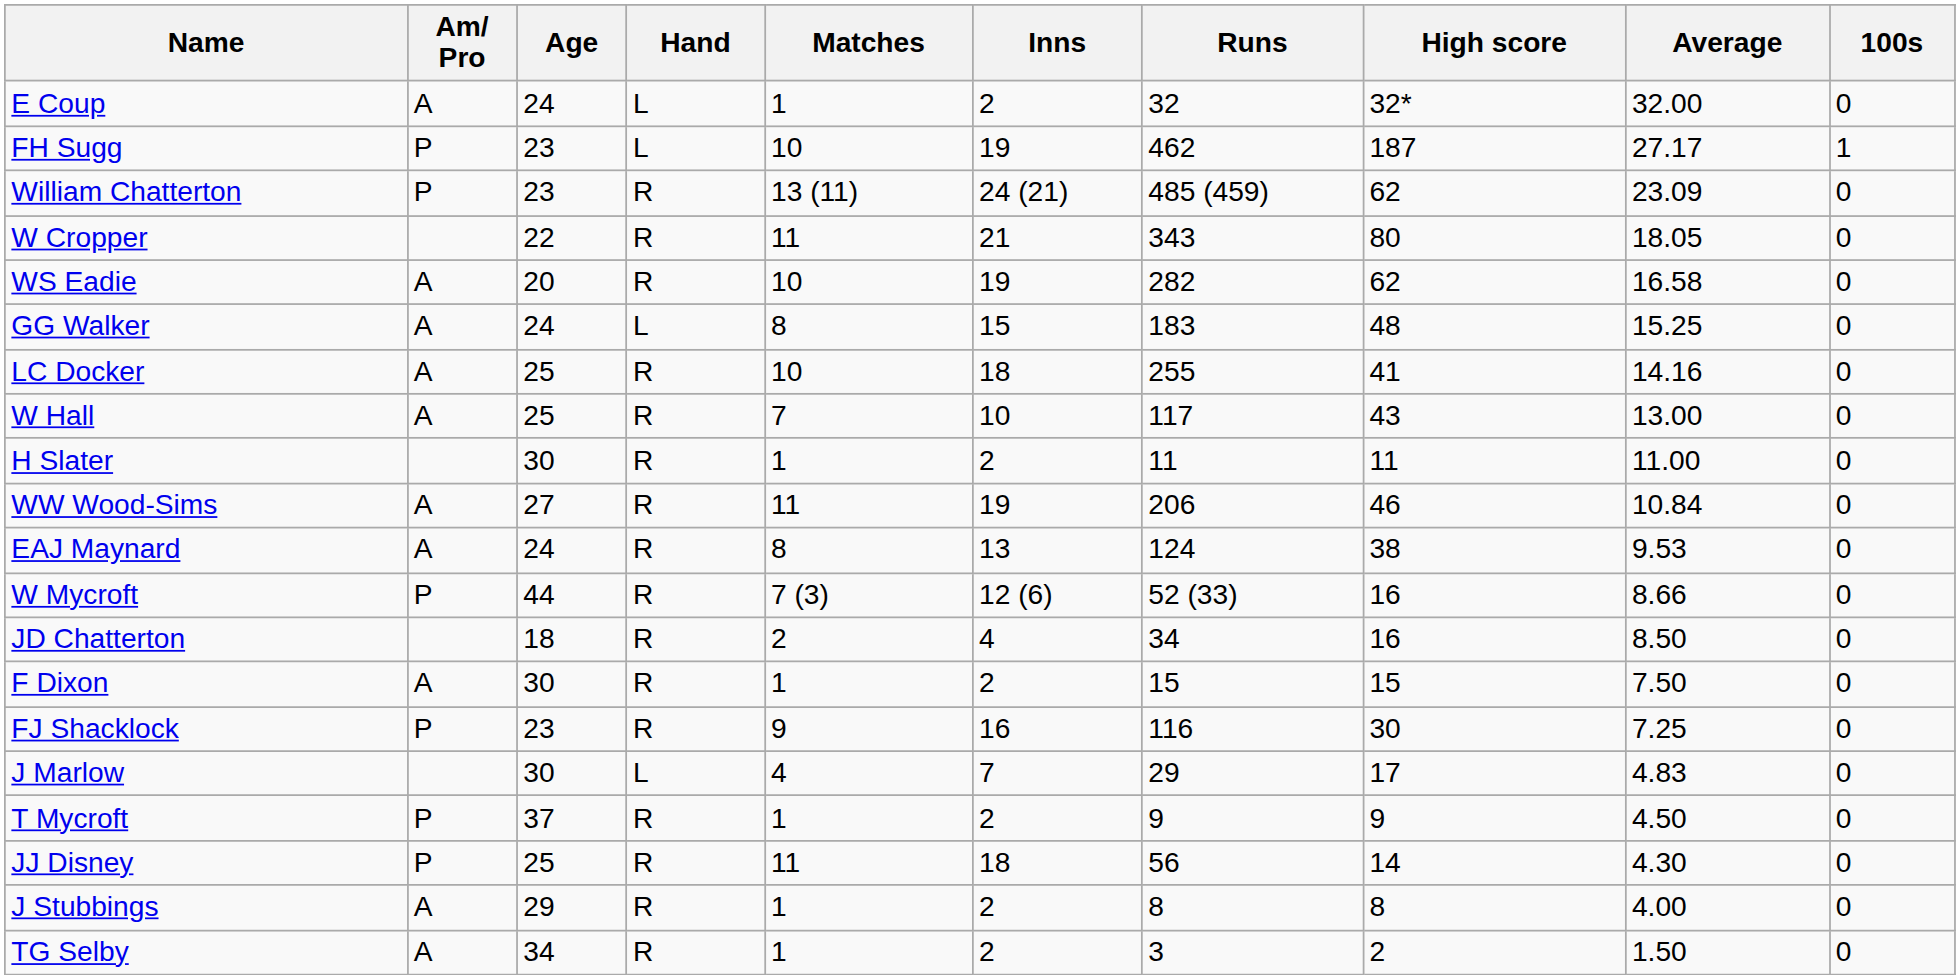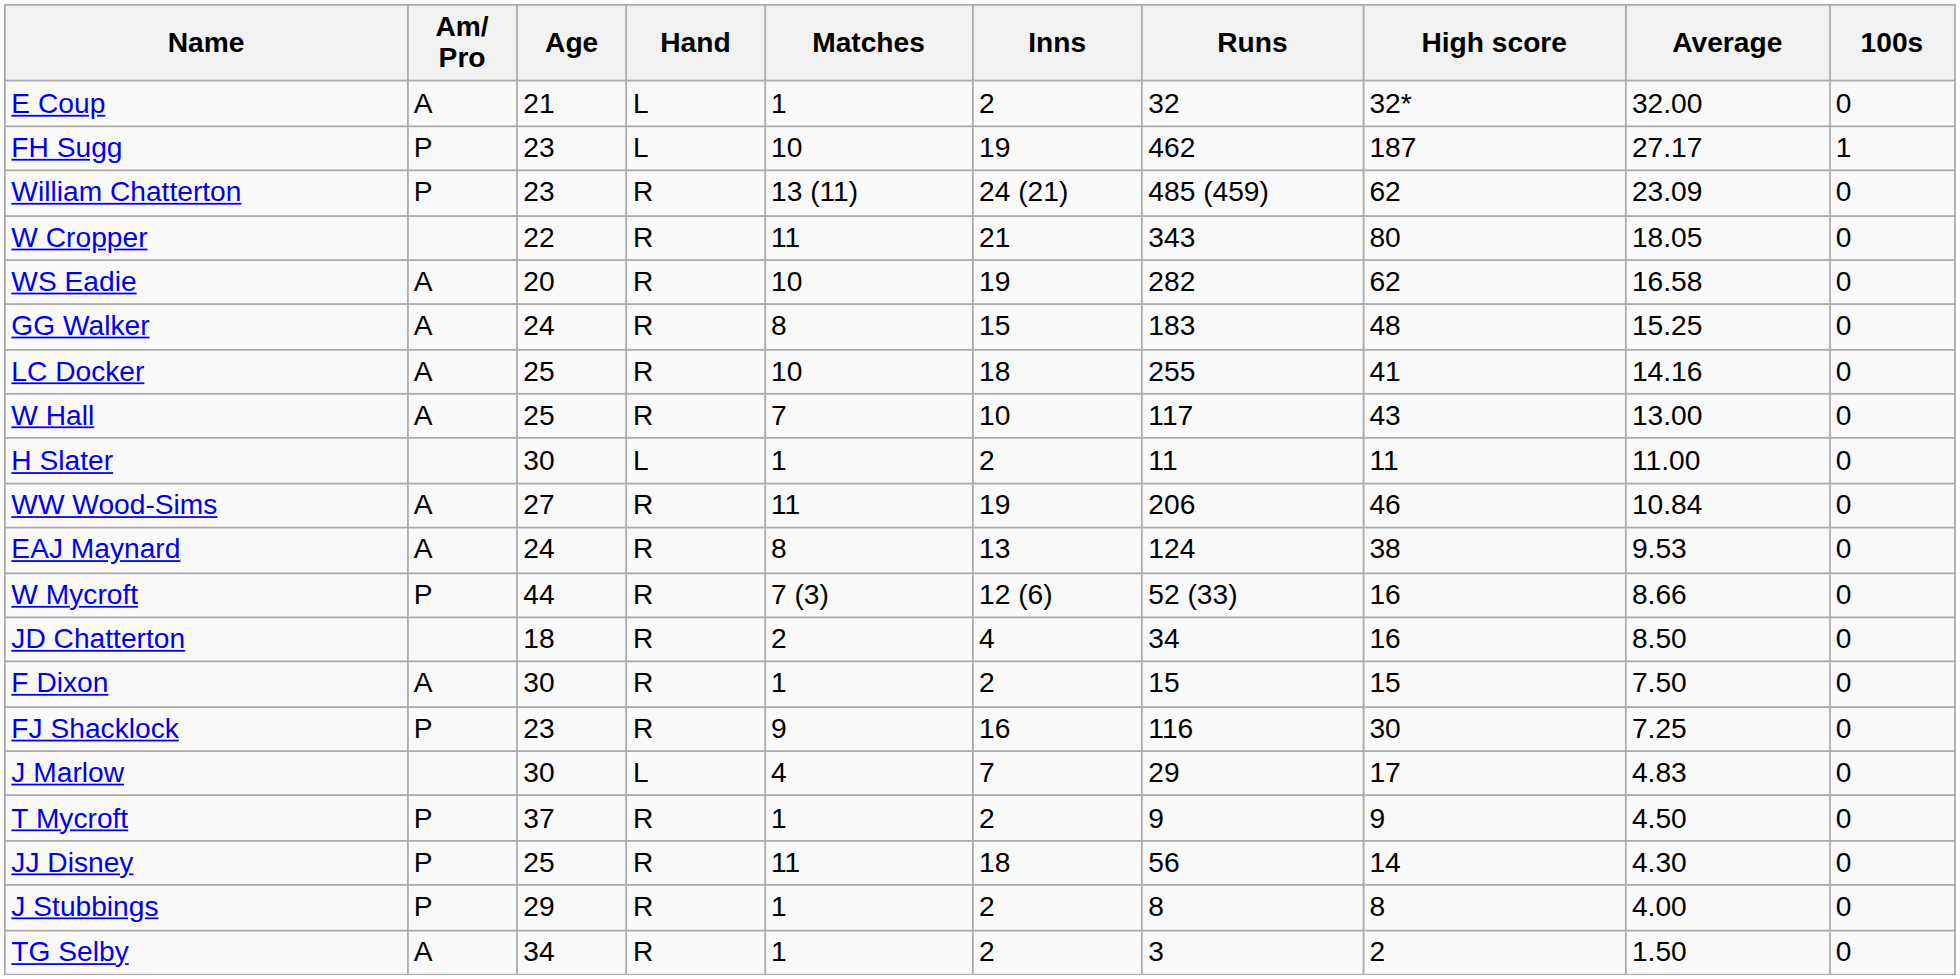(539, 103) 24 -> (539, 103) 21
(641, 326) L -> (643, 326) R
(643, 460) R -> (641, 460) L
(423, 907) A -> (423, 907) P
